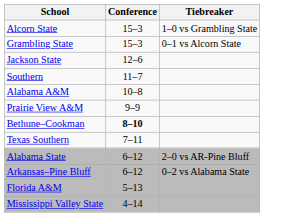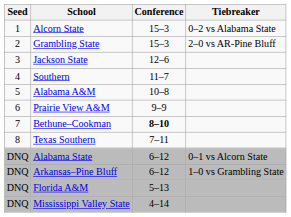+ column: (18, 12)
(209, 28) 1–0 vs Grambling State -> (232, 28) 0–2 vs Alabama State
(201, 44) 0–1 vs Alcorn State -> (232, 44) 2–0 vs AR-Pine Bluff
(205, 156) 2–0 vs AR-Pine Bluff -> (228, 156) 0–1 vs Alcorn State
(206, 172) 0–2 vs Alabama State -> (236, 172) 1–0 vs Grambling State
